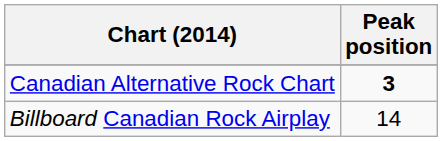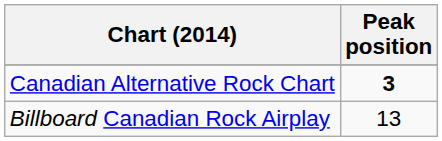(389, 118) 14 -> (389, 118) 13
